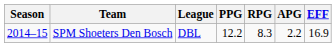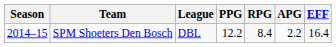(265, 33) 8.3 -> (265, 33) 8.4
(319, 33) 16.9 -> (319, 33) 16.4
